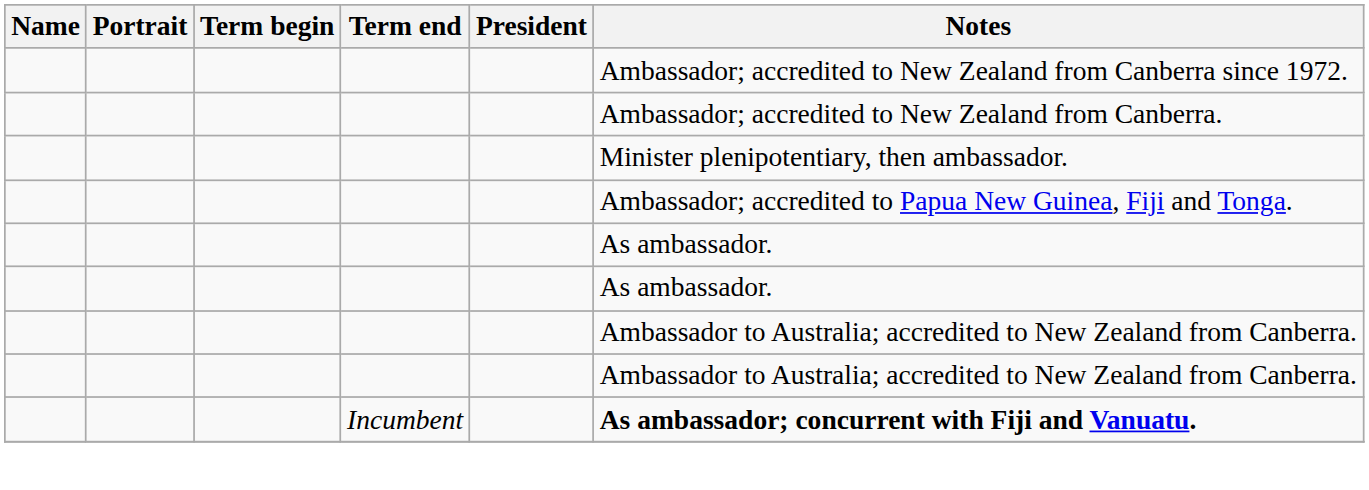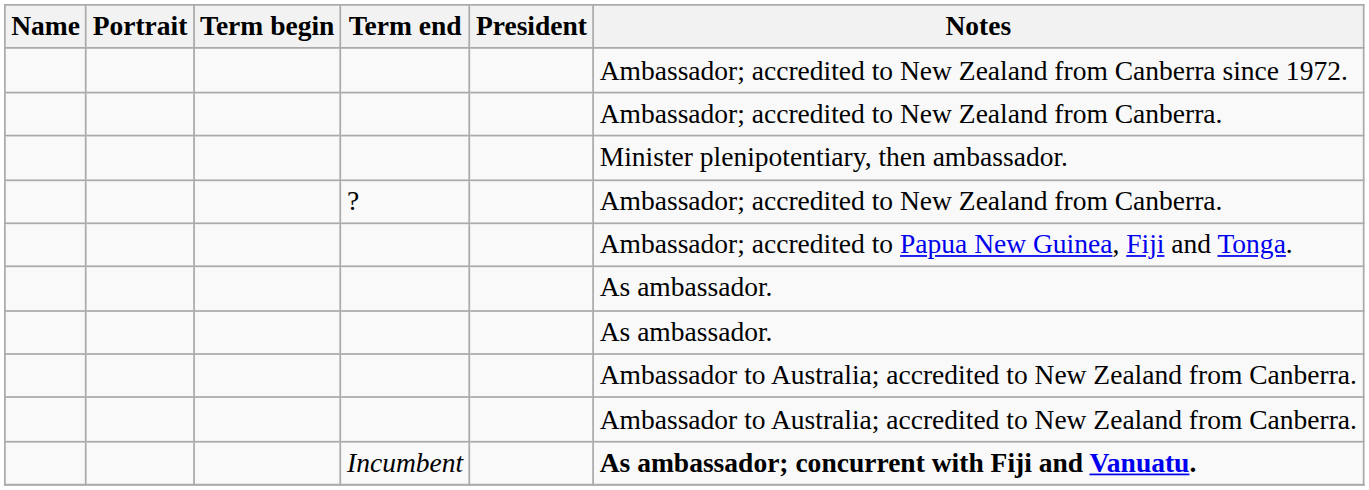+ row: (46, 201)
